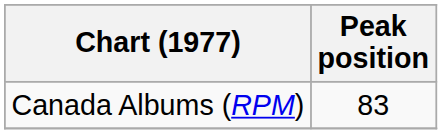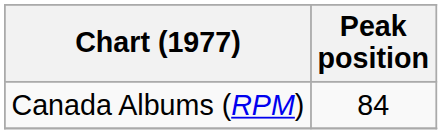(373, 104) 83 -> (373, 104) 84
